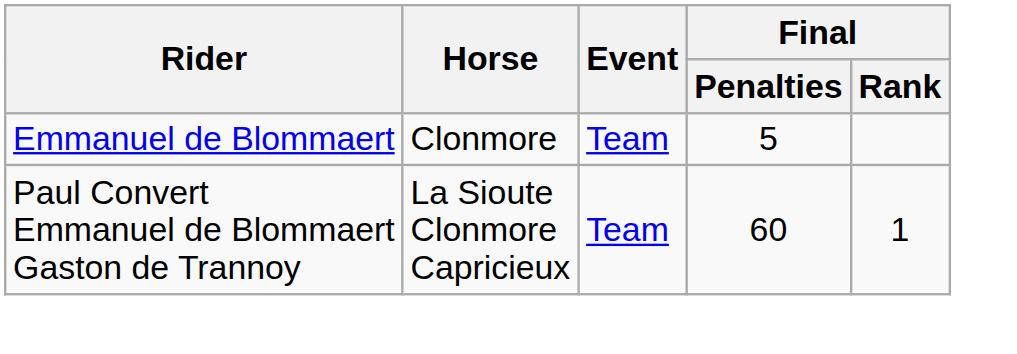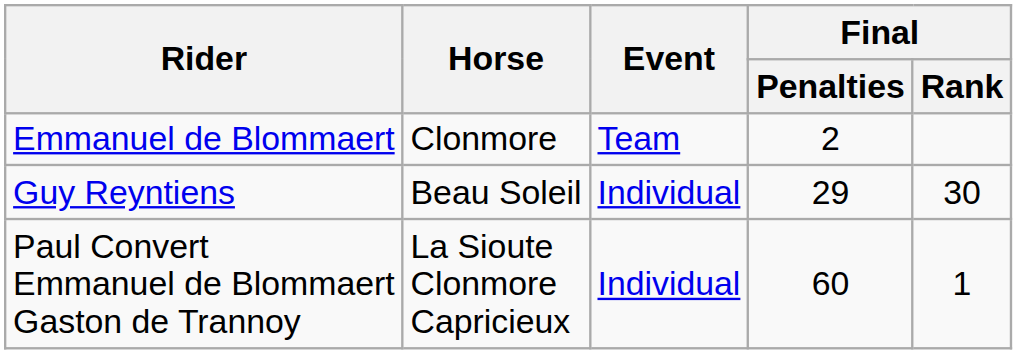(768, 139) 5 -> (831, 139) 2
+ row: (124, 193)
(628, 230) Team -> (669, 284) Individual
